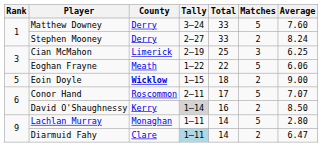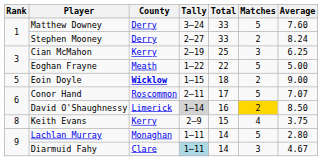(152, 53) Limerick -> (144, 53) Kerry
(298, 66) 6.06 -> (298, 66) 5.00
(144, 108) Kerry -> (152, 108) Limerick
(258, 108) no background -> (258, 108) gold background
+ row: (59, 121)
(258, 135) 2 -> (258, 149) 3
(298, 135) 6.47 -> (298, 149) 4.67
